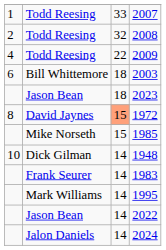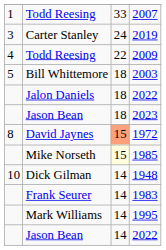- row: (61, 34)
+ row: (62, 34)
(10, 74) 6 -> (10, 74) 5
+ row: (60, 94)
(120, 134) no background -> (120, 154) lightyellow background
- row: (60, 235)
